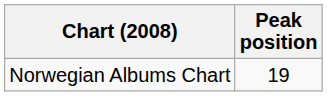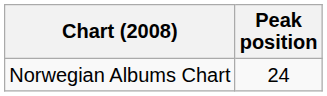(279, 74) 19 -> (279, 74) 24
